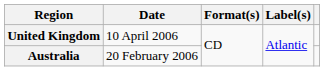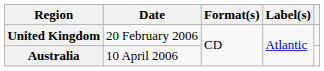(142, 35) 10 April 2006 -> (152, 35) 20 February 2006
(152, 55) 20 February 2006 -> (142, 55) 10 April 2006
